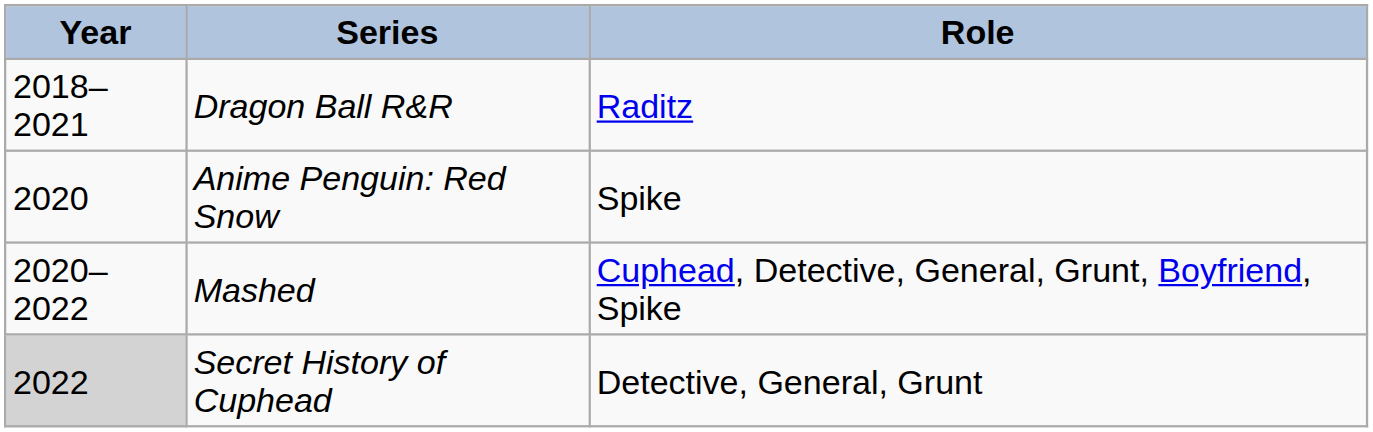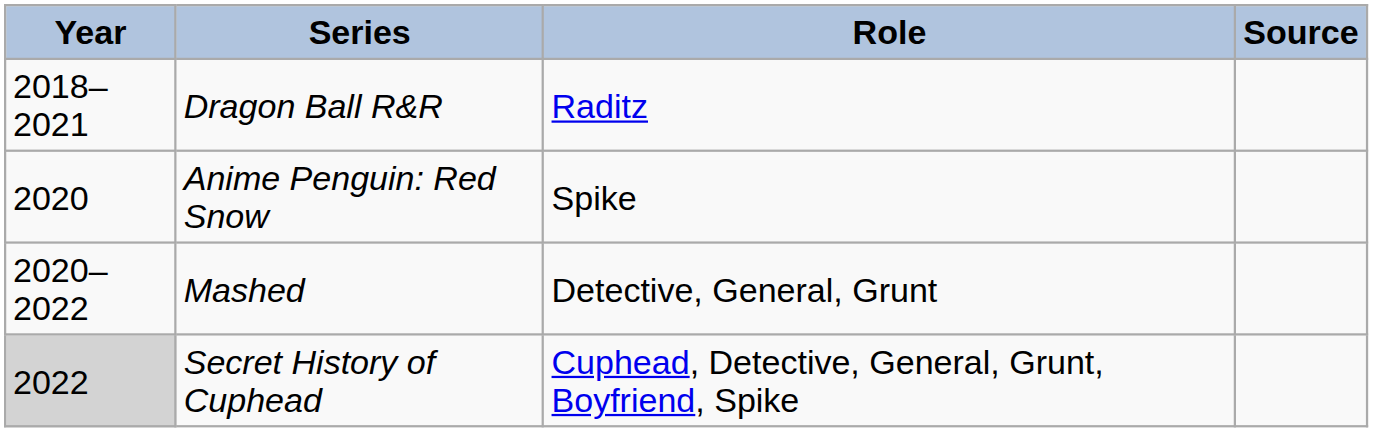+ column: (1301, 32)
(954, 289) Cuphead, Detective, General, Grunt, Boyfriend, Spike -> (744, 289) Detective, General, Grunt
(790, 381) Detective, General, Grunt -> (828, 381) Cuphead, Detective, General, Grunt, Boyfriend, Spike
